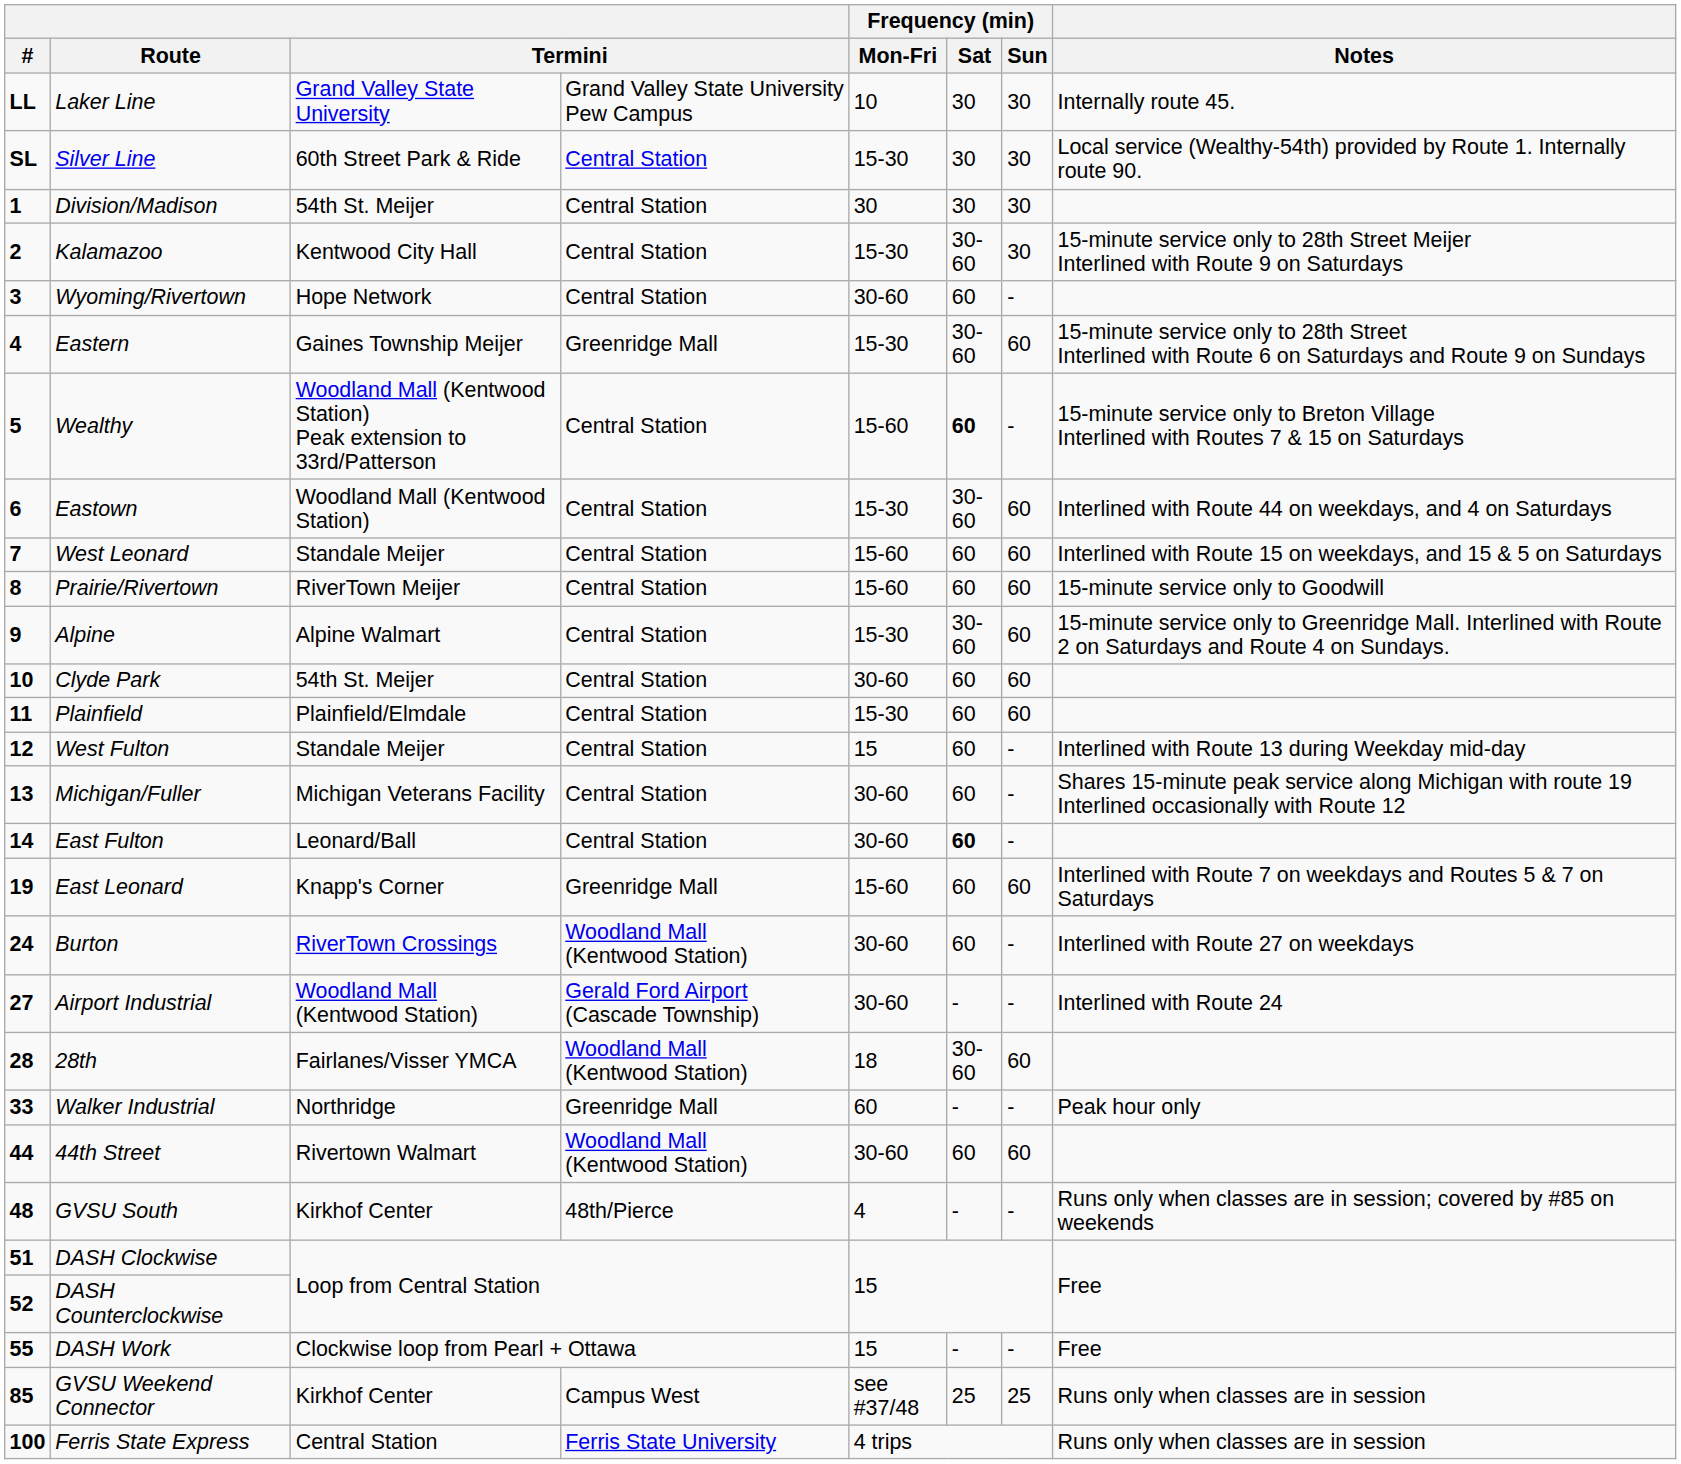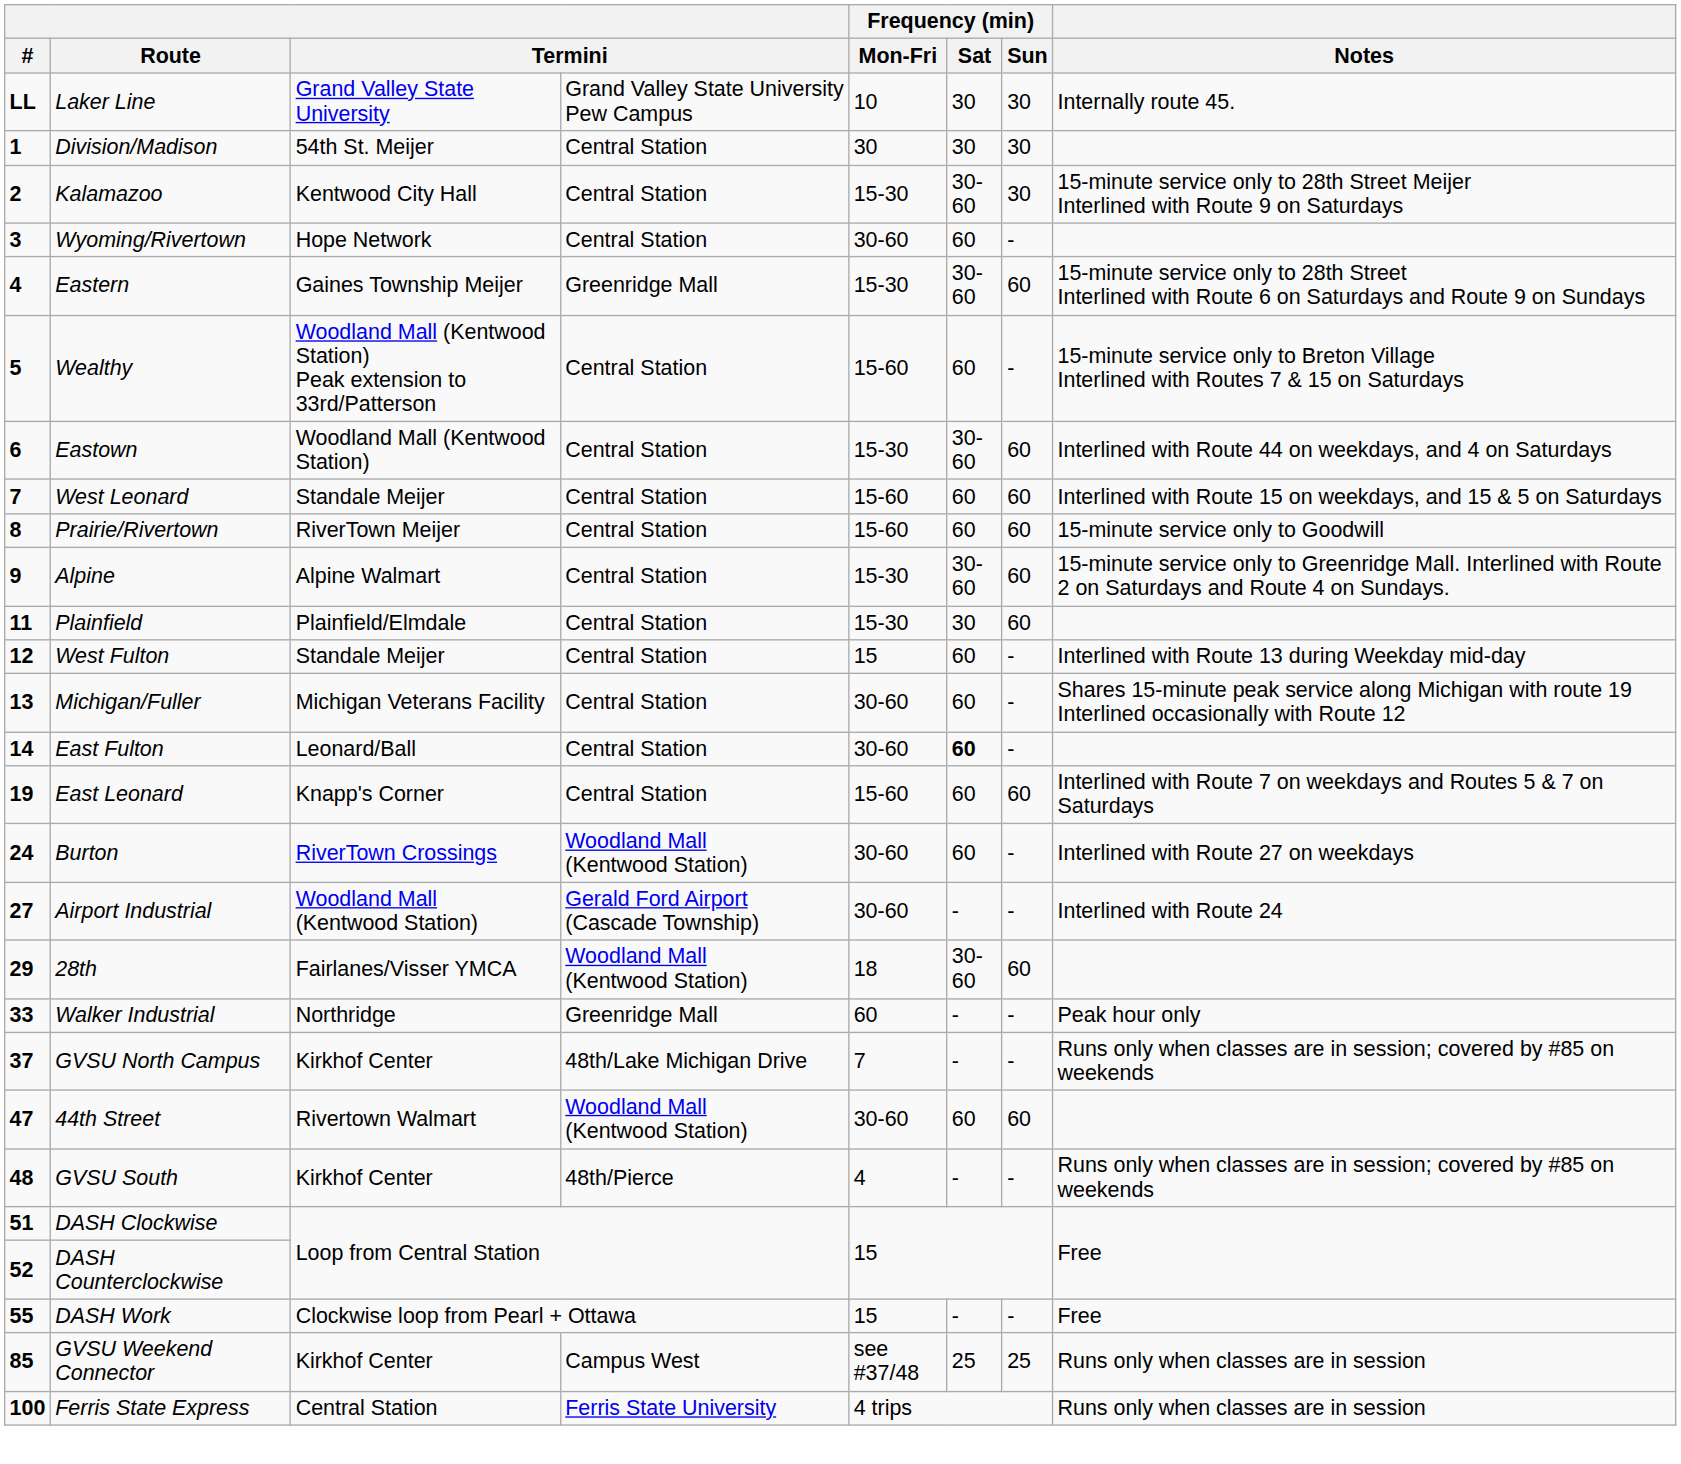- row: (105, 159)
(964, 426) bold -> (964, 368) normal
- row: (108, 680)
(964, 714) 60 -> (964, 622) 30
(642, 886) Greenridge Mall -> (636, 794) Central Station
(22, 1061) 28 -> (22, 969) 29
+ row: (158, 1061)
(22, 1153) 44 -> (22, 1119) 47
